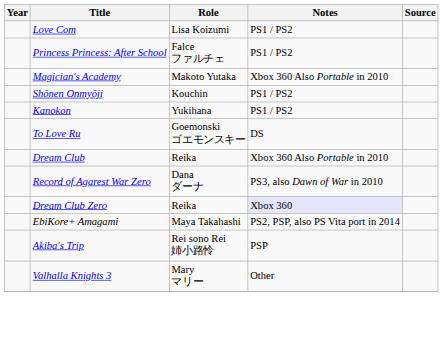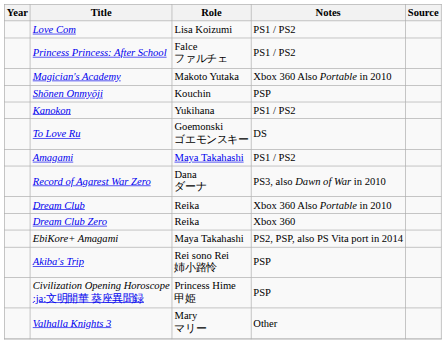(271, 93) PS1 / PS2 -> (262, 93) PSP
+ row: (53, 157)
rows swapped: (92, 181) <-> (59, 157)
(271, 205) lavender background -> (274, 221) no background
+ row: (101, 292)
